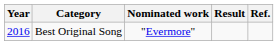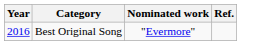- column: (230, 13)
